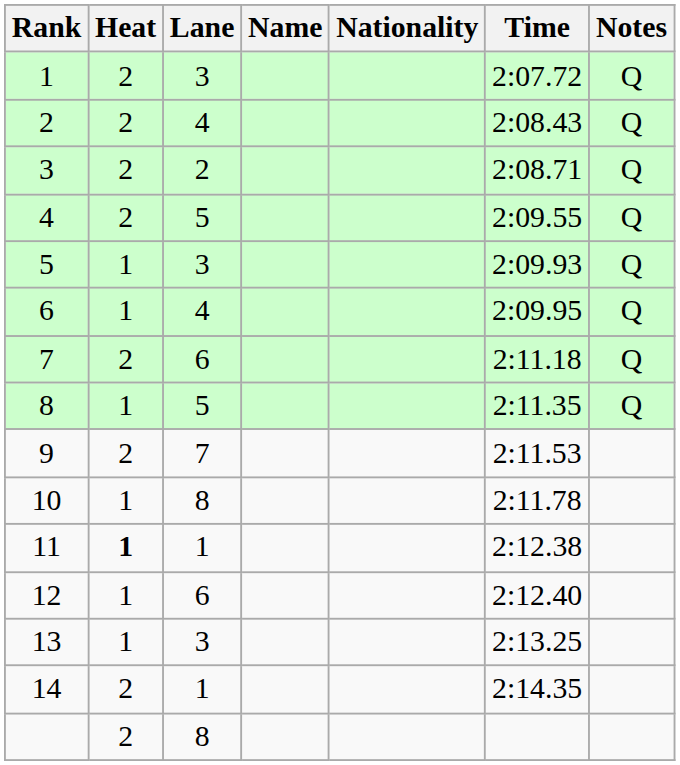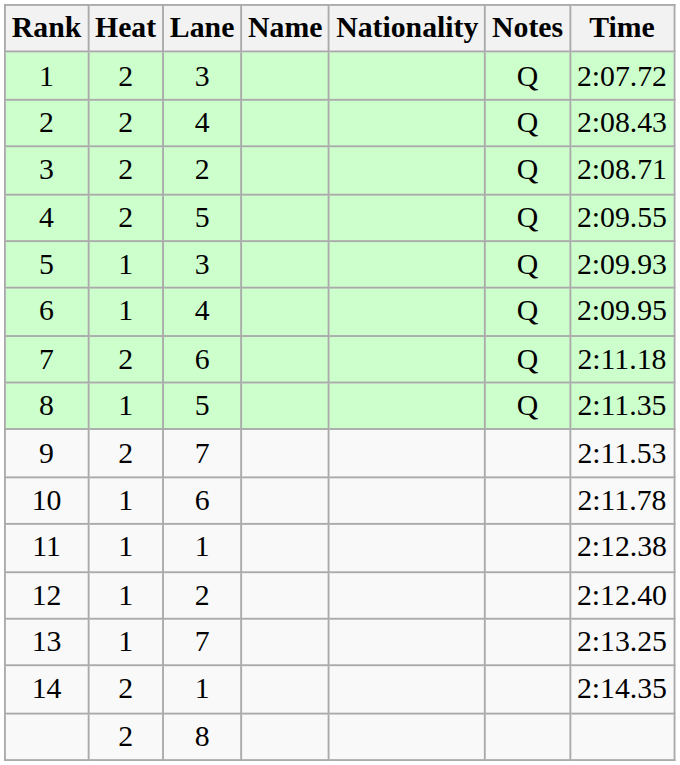columns swapped: (537, 28) <-> (631, 28)
(202, 500) 8 -> (202, 500) 6
(126, 547) bold -> (126, 547) normal
(202, 594) 6 -> (202, 594) 2
(202, 641) 3 -> (202, 641) 7
